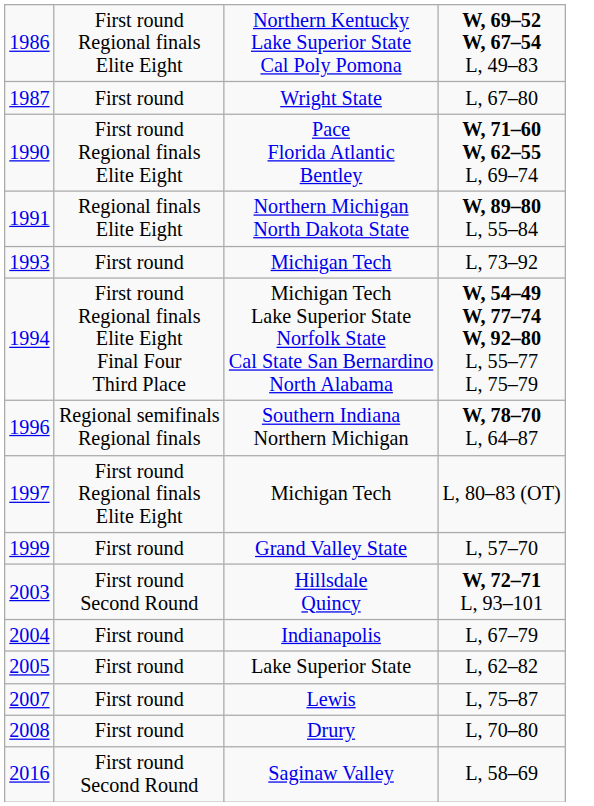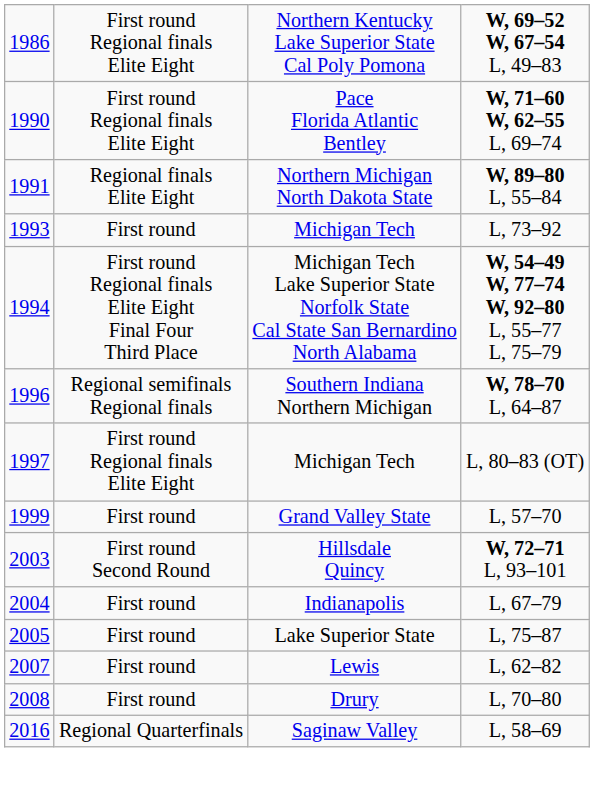- row: (29, 97)
(502, 667) L, 62–82 -> (525, 635) L, 75–87
(502, 698) L, 75–87 -> (525, 667) L, 62–82
(139, 774) First round Second Round -> (151, 730) Regional Quarterfinals
